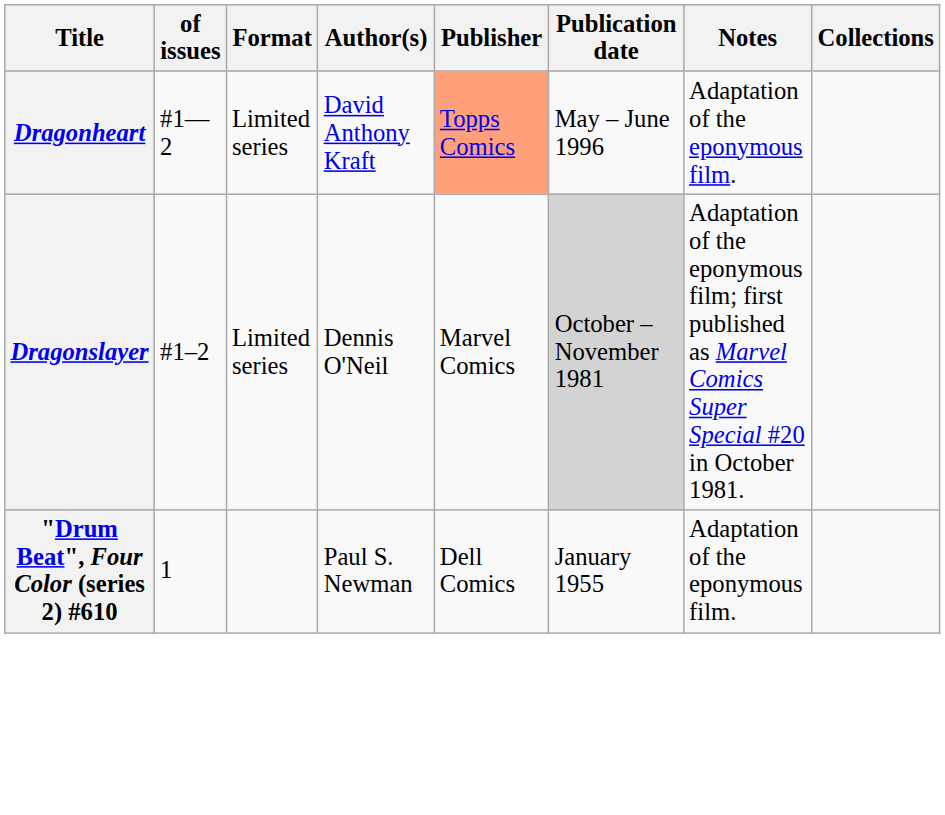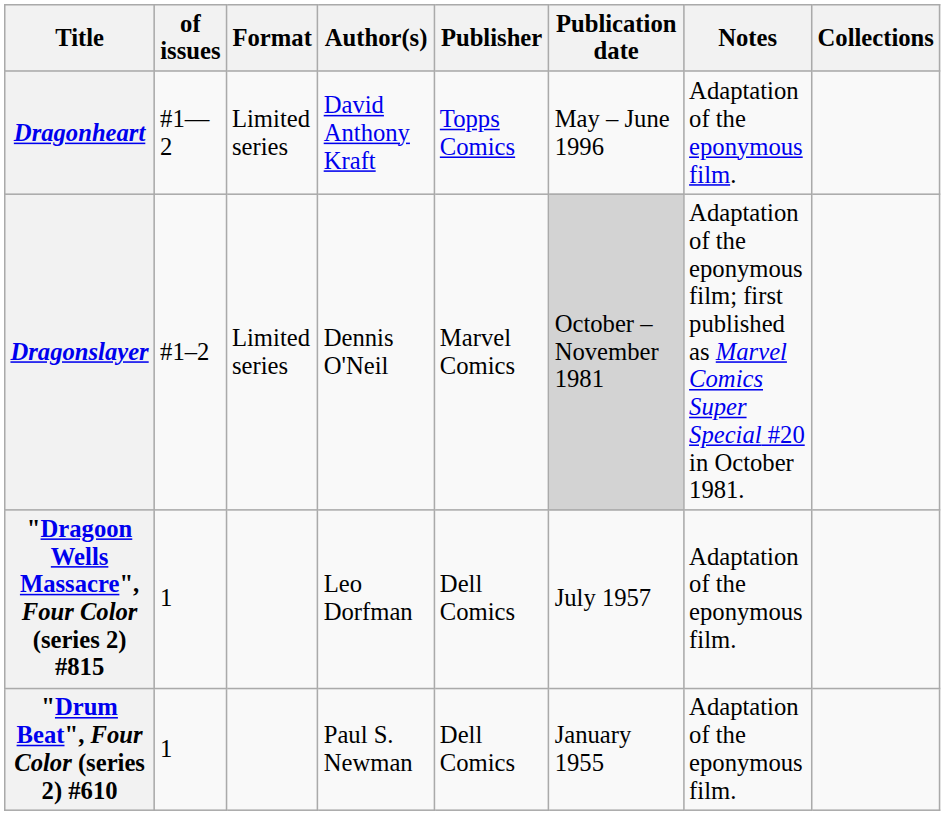(477, 132) lightsalmon background -> (477, 132) no background
+ row: (80, 598)
